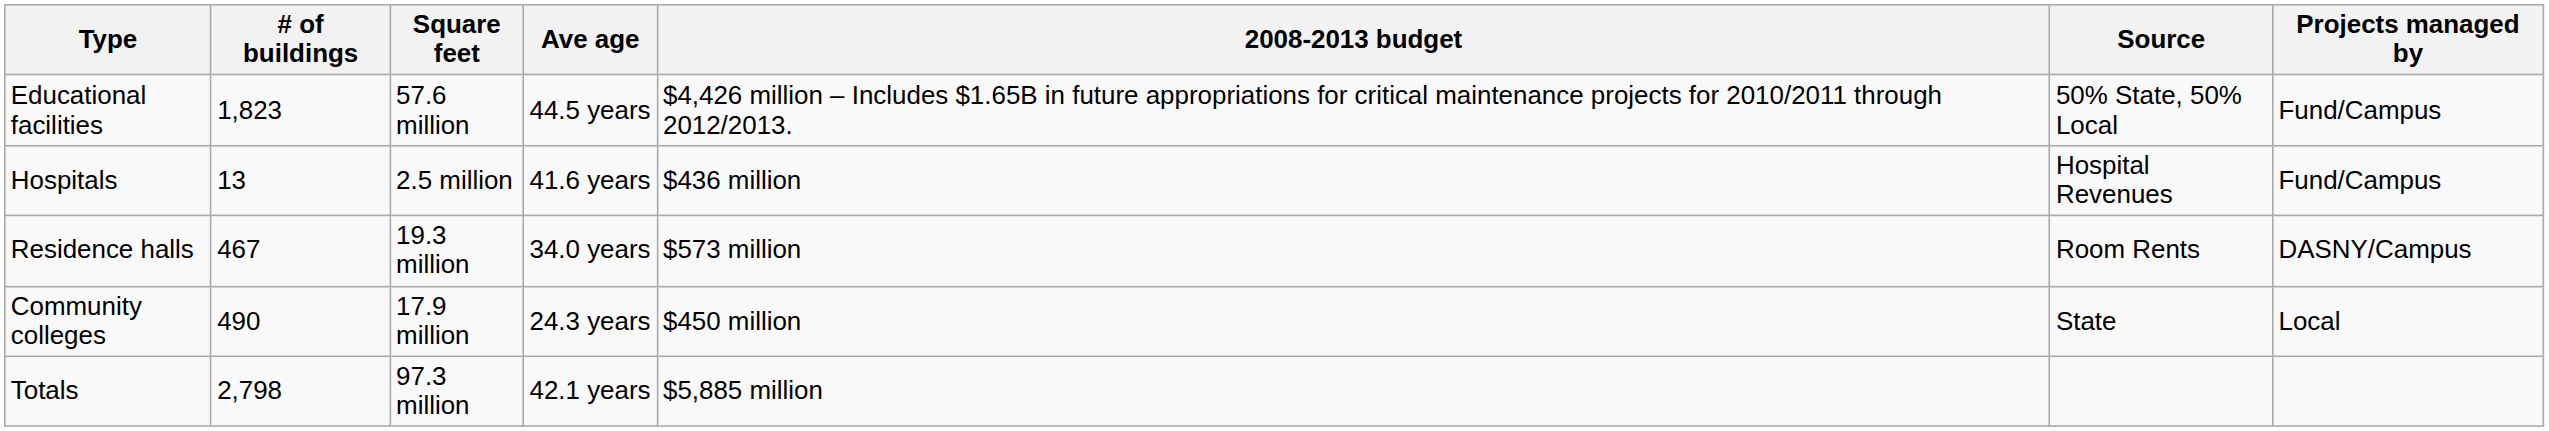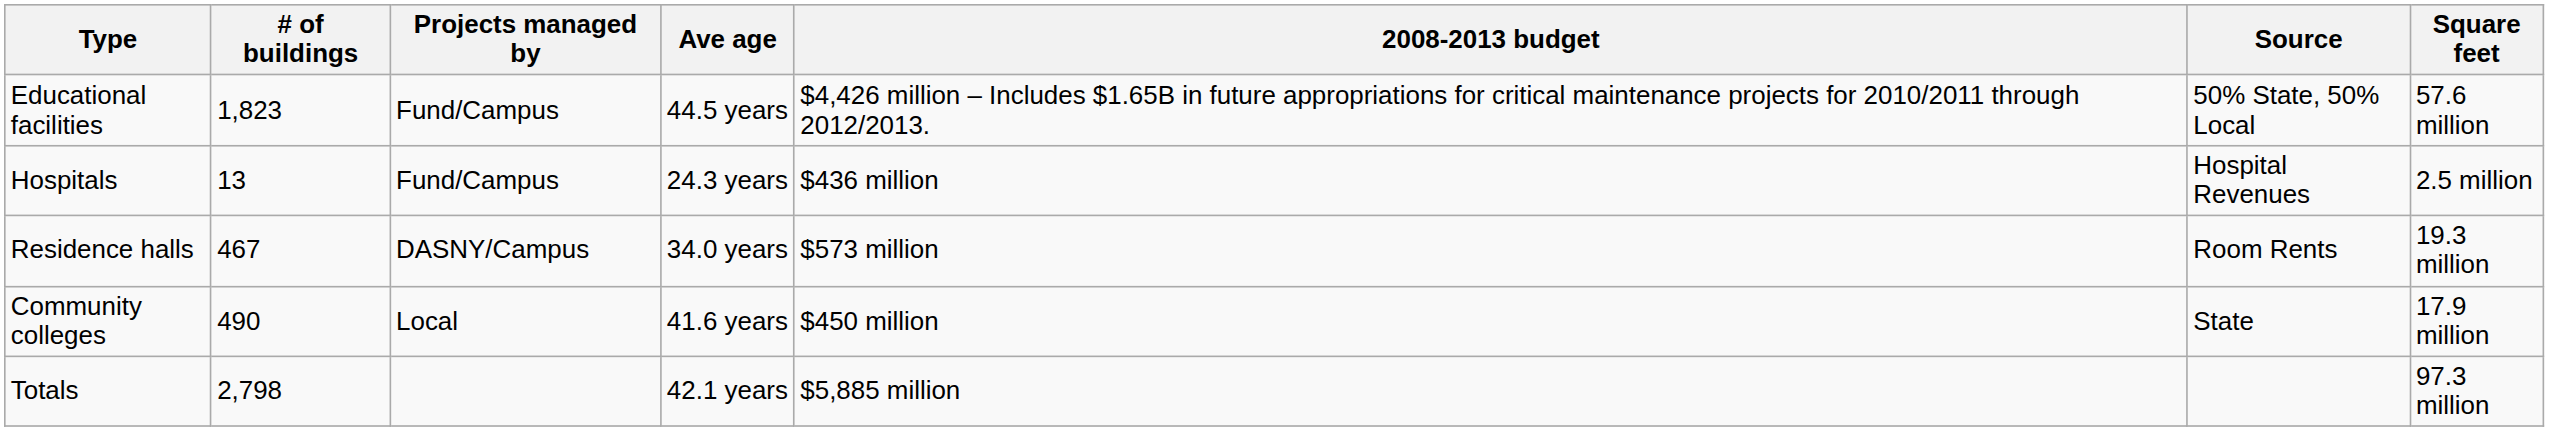columns swapped: (457, 39) <-> (2408, 39)
(590, 180) 41.6 years -> (727, 180) 24.3 years
(590, 320) 24.3 years -> (727, 320) 41.6 years
